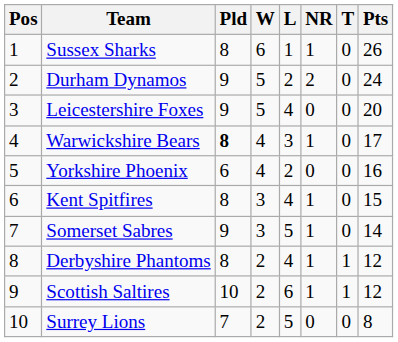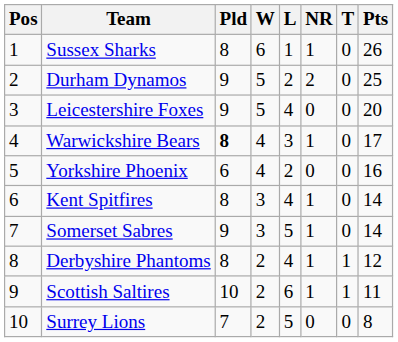(372, 79) 24 -> (372, 79) 25
(372, 200) 15 -> (372, 200) 14
(372, 291) 12 -> (372, 291) 11
